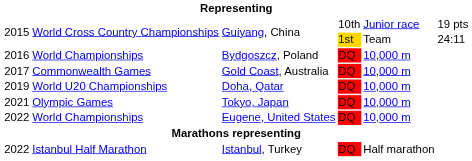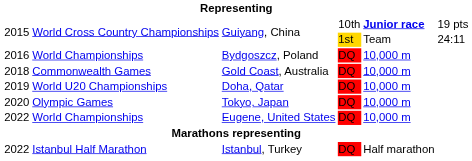(391, 24) normal -> (394, 24) bold
(17, 71) 2017 -> (17, 71) 2018
(17, 102) 2021 -> (17, 102) 2020
